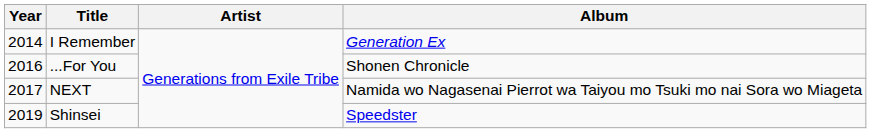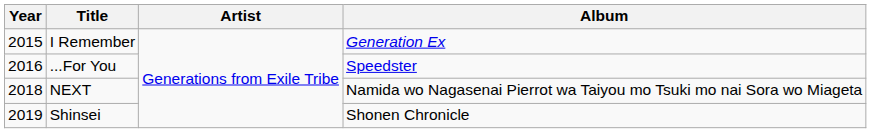(25, 41) 2014 -> (25, 41) 2015
(408, 66) Shonen Chronicle -> (381, 66) Speedster
(25, 90) 2017 -> (25, 90) 2018
(381, 115) Speedster -> (408, 115) Shonen Chronicle
